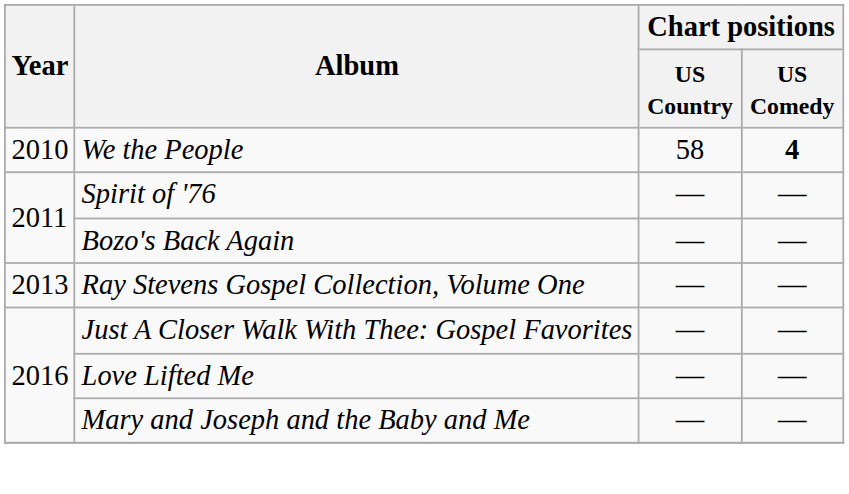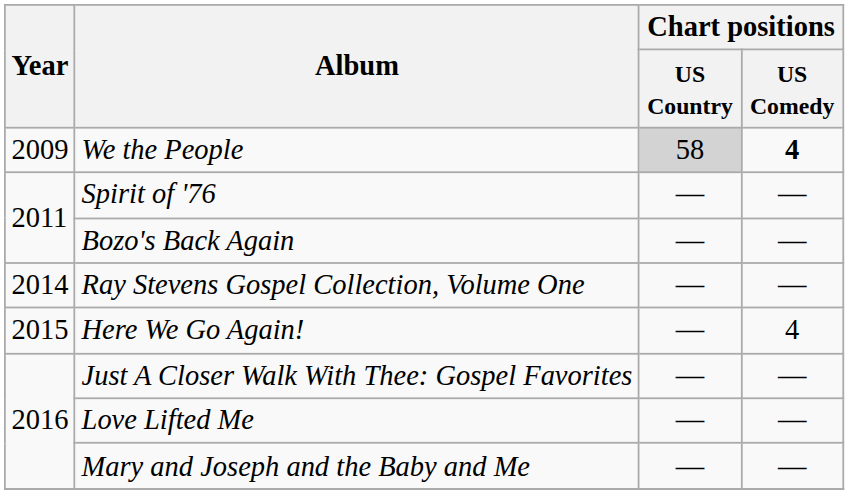(40, 149) 2010 -> (40, 149) 2009
(690, 149) no background -> (690, 149) lightgrey background
(40, 284) 2013 -> (40, 284) 2014
+ row: (193, 330)
